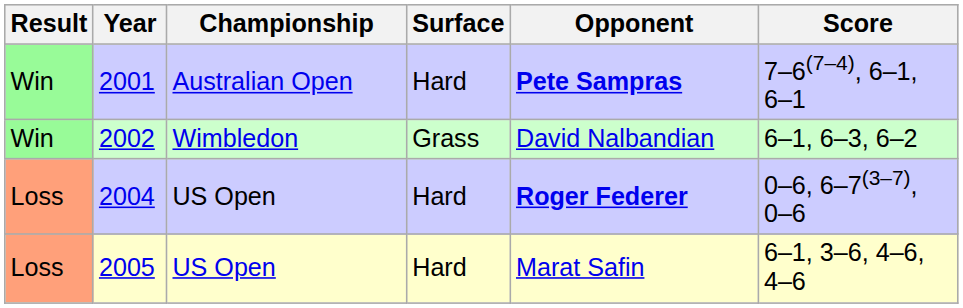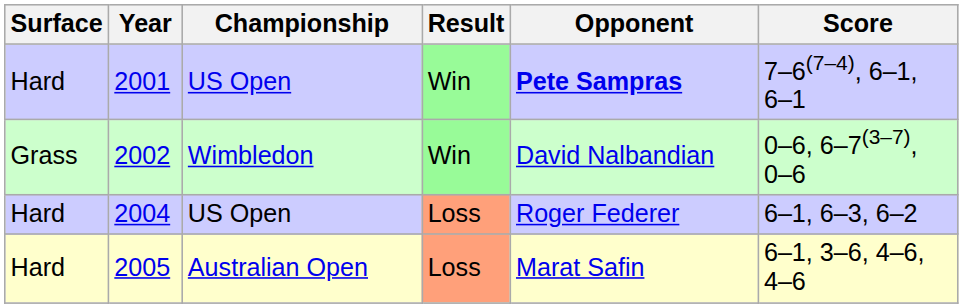columns swapped: (49, 24) <-> (458, 24)
(263, 81) Australian Open -> (240, 81) US Open
(841, 139) 6–1, 6–3, 6–2 -> (841, 156) 0–6, 6–7(3–7), 0–6
(602, 196) bold -> (598, 214) normal
(841, 196) 0–6, 6–7(3–7), 0–6 -> (841, 214) 6–1, 6–3, 6–2
(224, 268) US Open -> (278, 268) Australian Open
